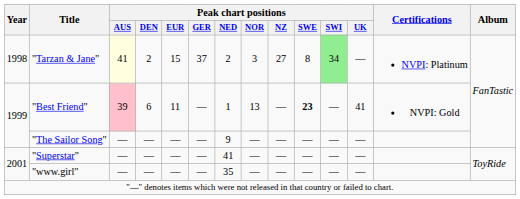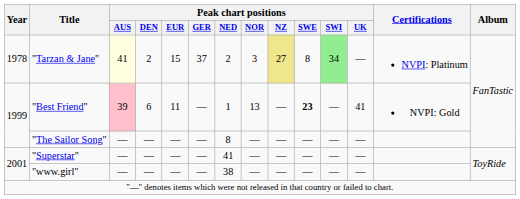(17, 59) 1998 -> (17, 59) 1978
(281, 59) no background -> (281, 59) khaki background
(228, 139) 9 -> (228, 139) 8
(228, 172) 35 -> (228, 172) 38
